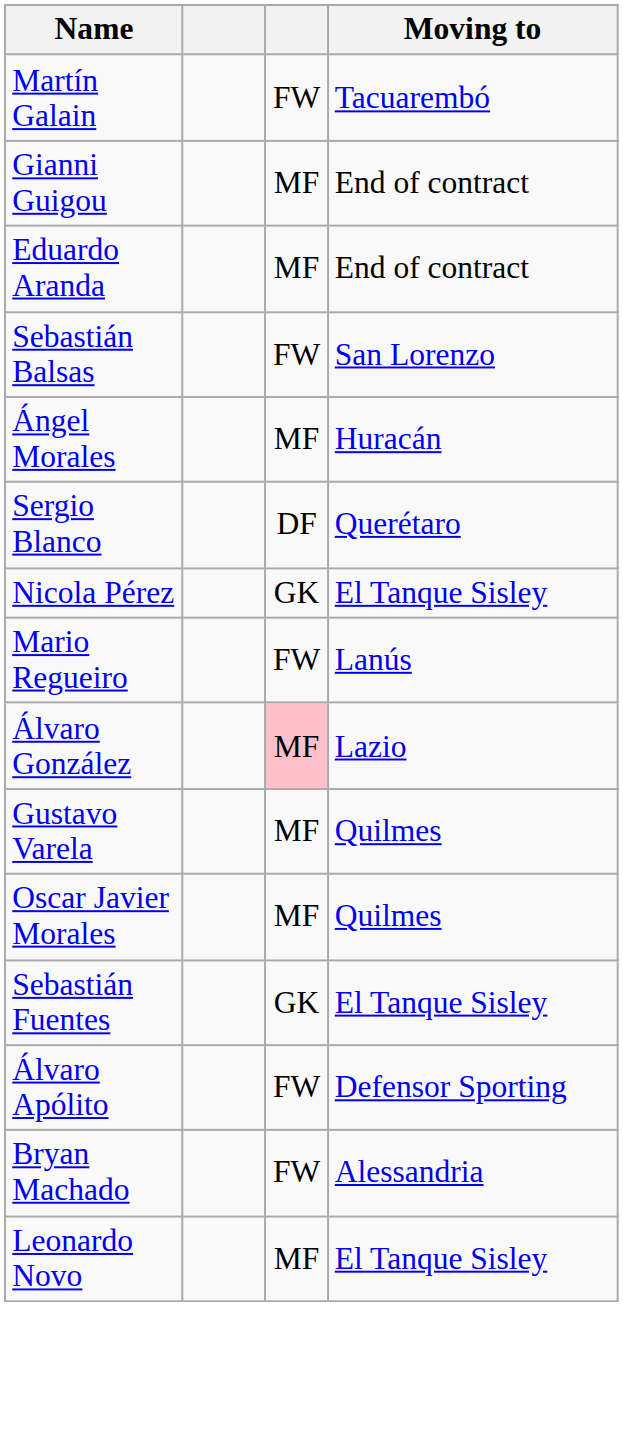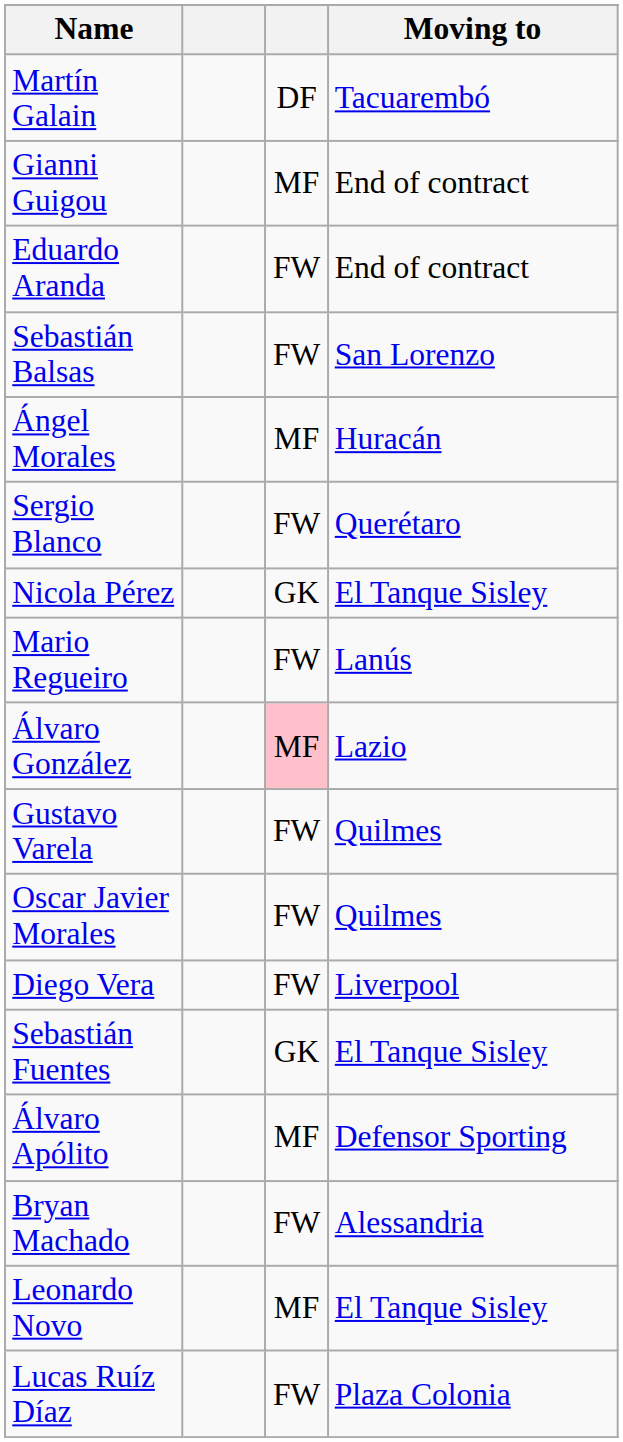(297, 97) FW -> (297, 97) DF
(297, 268) MF -> (297, 268) FW
(297, 524) DF -> (297, 524) FW
(297, 830) MF -> (297, 830) FW
(297, 916) MF -> (297, 916) FW
+ row: (83, 983)
(297, 1087) FW -> (297, 1137) MF
+ row: (84, 1393)
